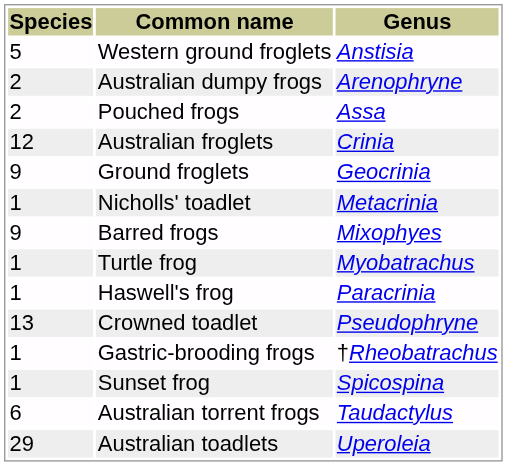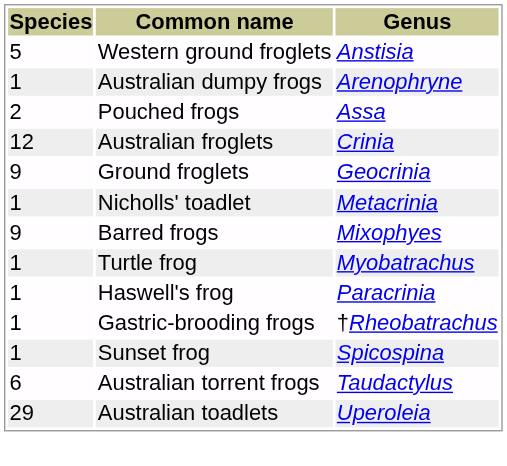(16, 81) 2 -> (16, 81) 1
- row: (178, 323)
